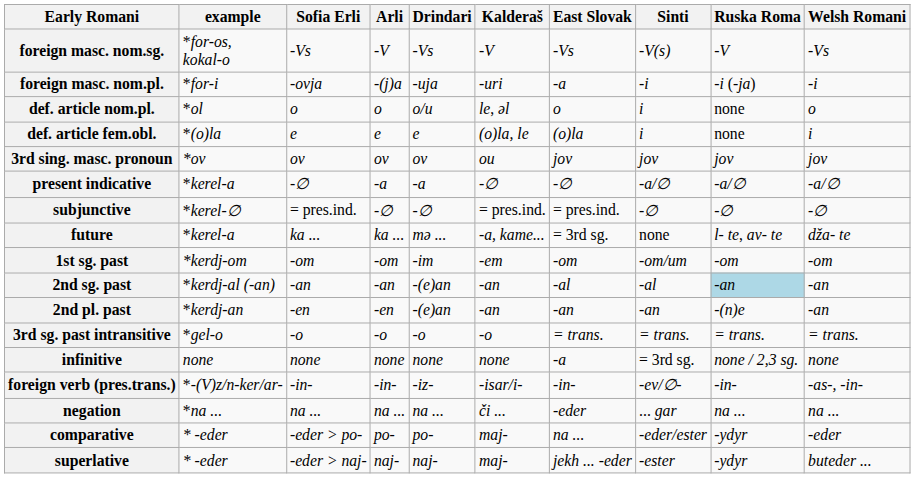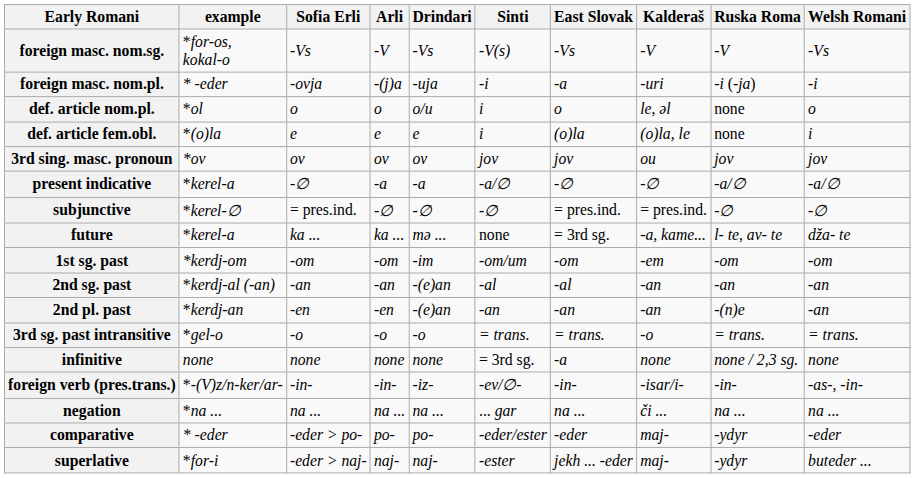columns swapped: (512, 16) <-> (673, 16)
(201, 84) *for-i -> (205, 84) * -eder
(725, 285) lightblue background -> (725, 285) no background
(569, 410) -eder -> (570, 410) na ...
(569, 435) na ... -> (571, 435) -eder
(205, 460) * -eder -> (201, 460) *for-i
